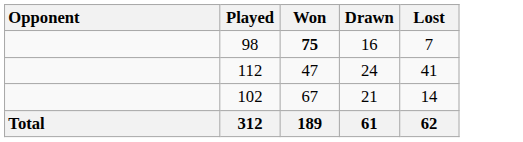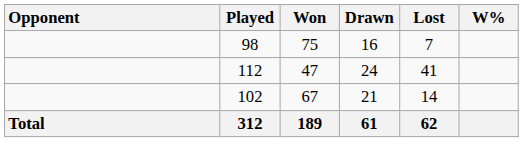+ column: (489, 17)
(310, 44) bold -> (310, 44) normal
